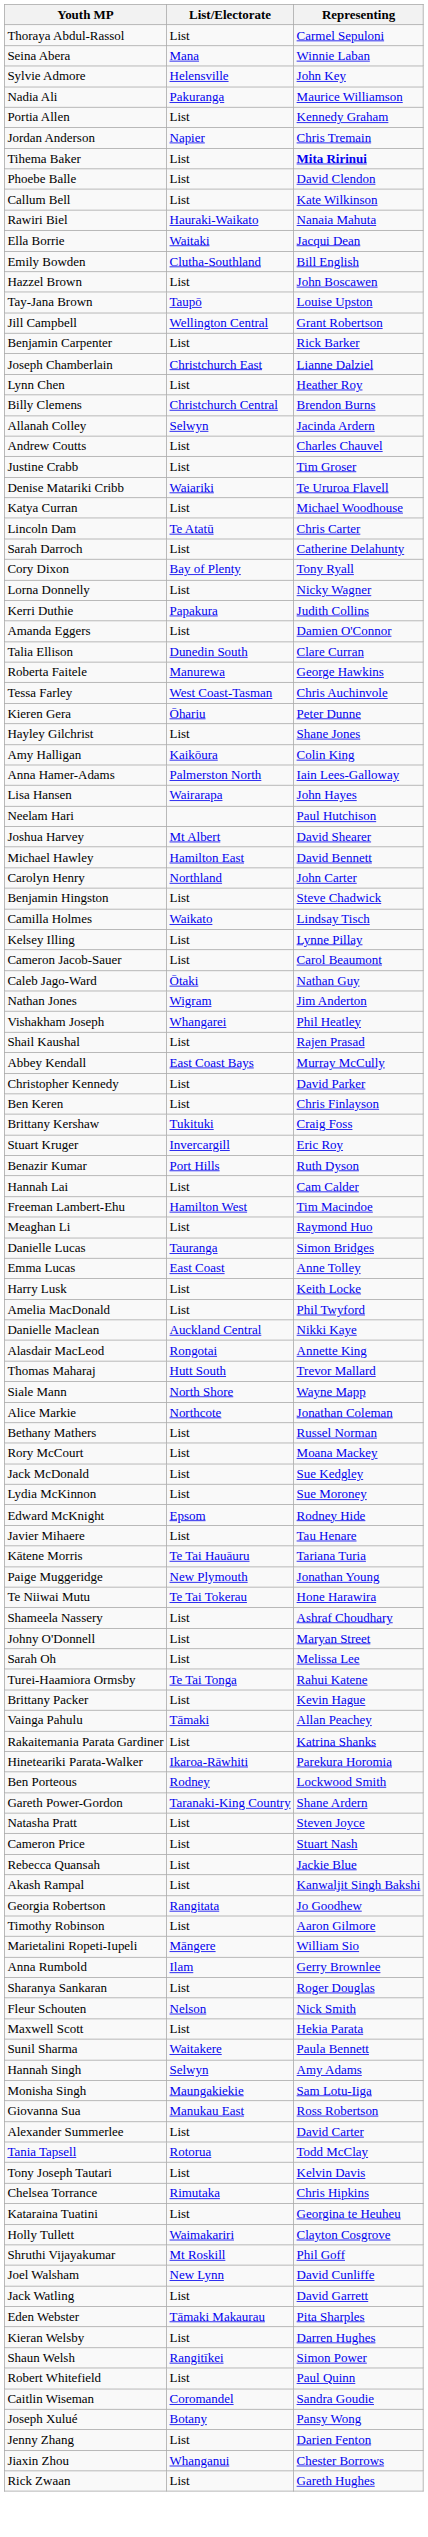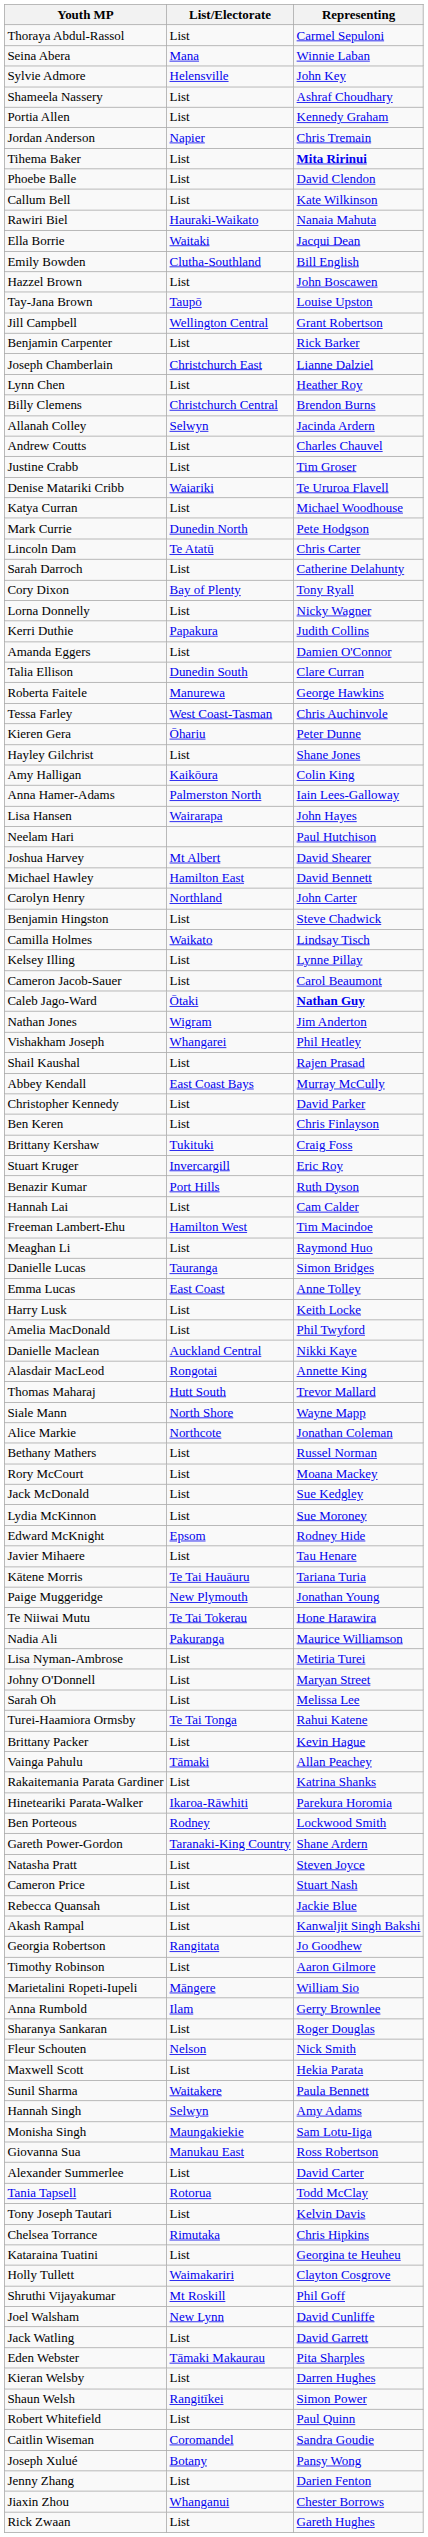rows swapped: (32, 96) <-> (55, 1617)
+ row: (40, 528)
(328, 980) normal -> (331, 1001) bold
+ row: (65, 1659)
